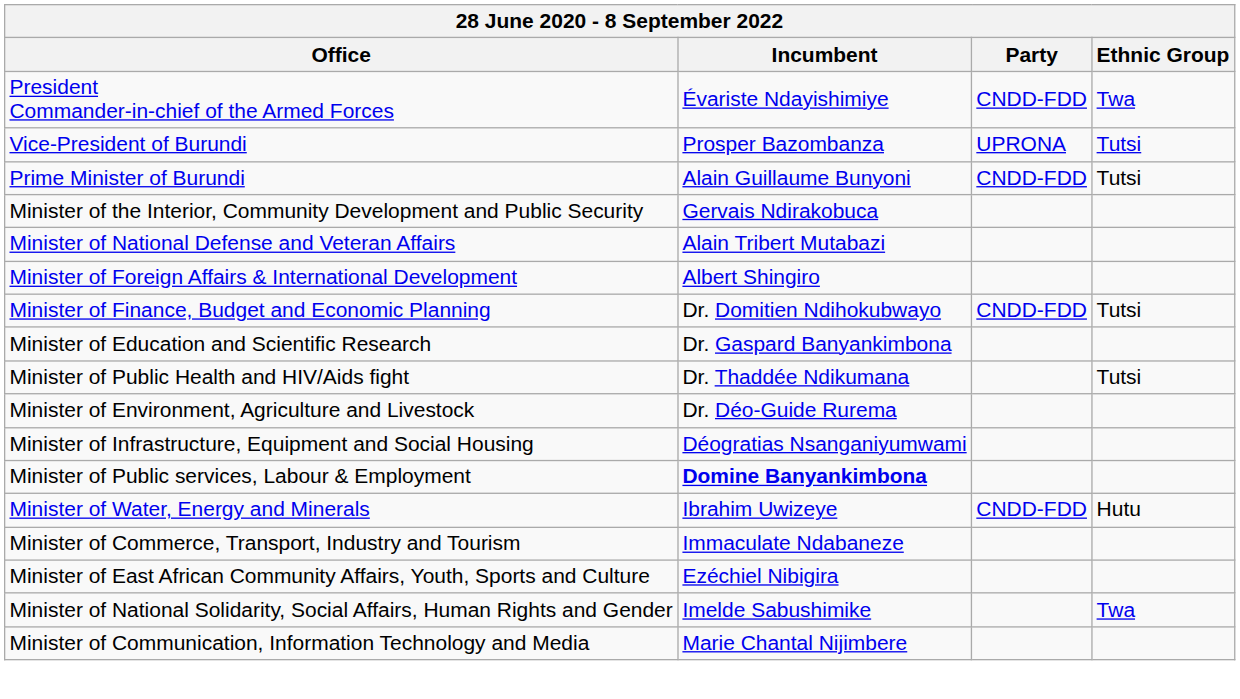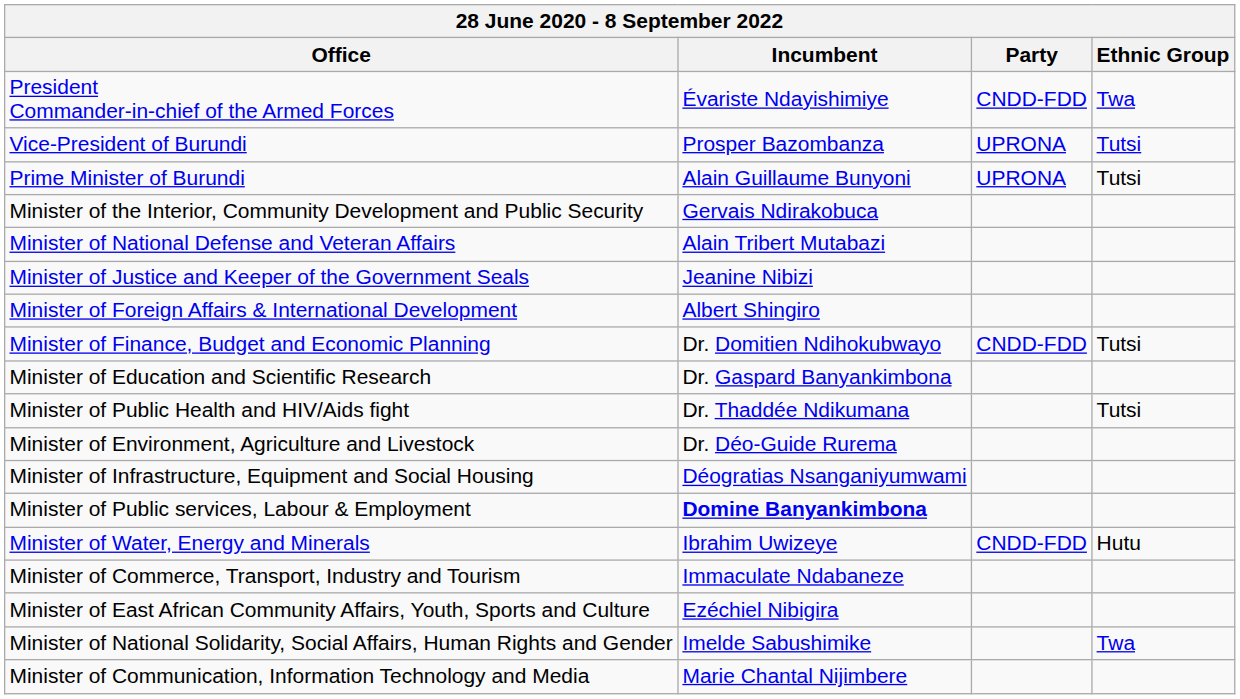(1032, 177) CNDD-FDD -> (1021, 177) UPRONA
+ row: (269, 277)
